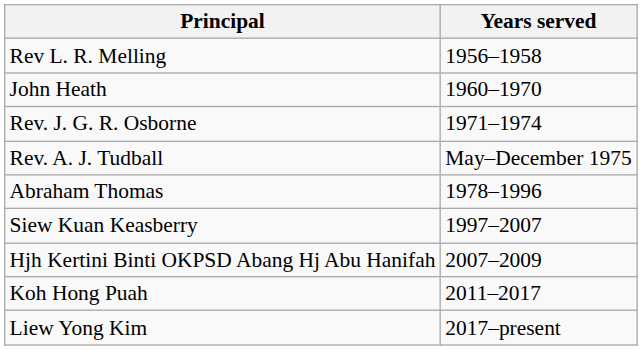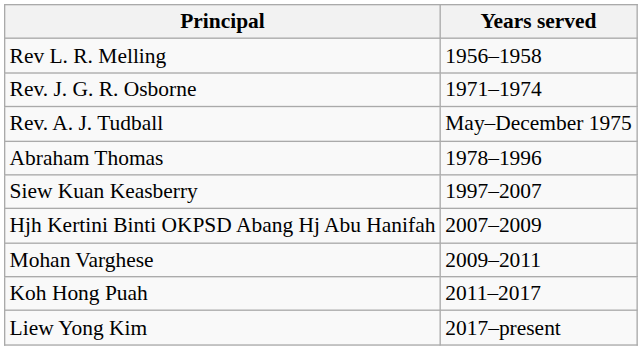- row: (58, 89)
+ row: (82, 259)
